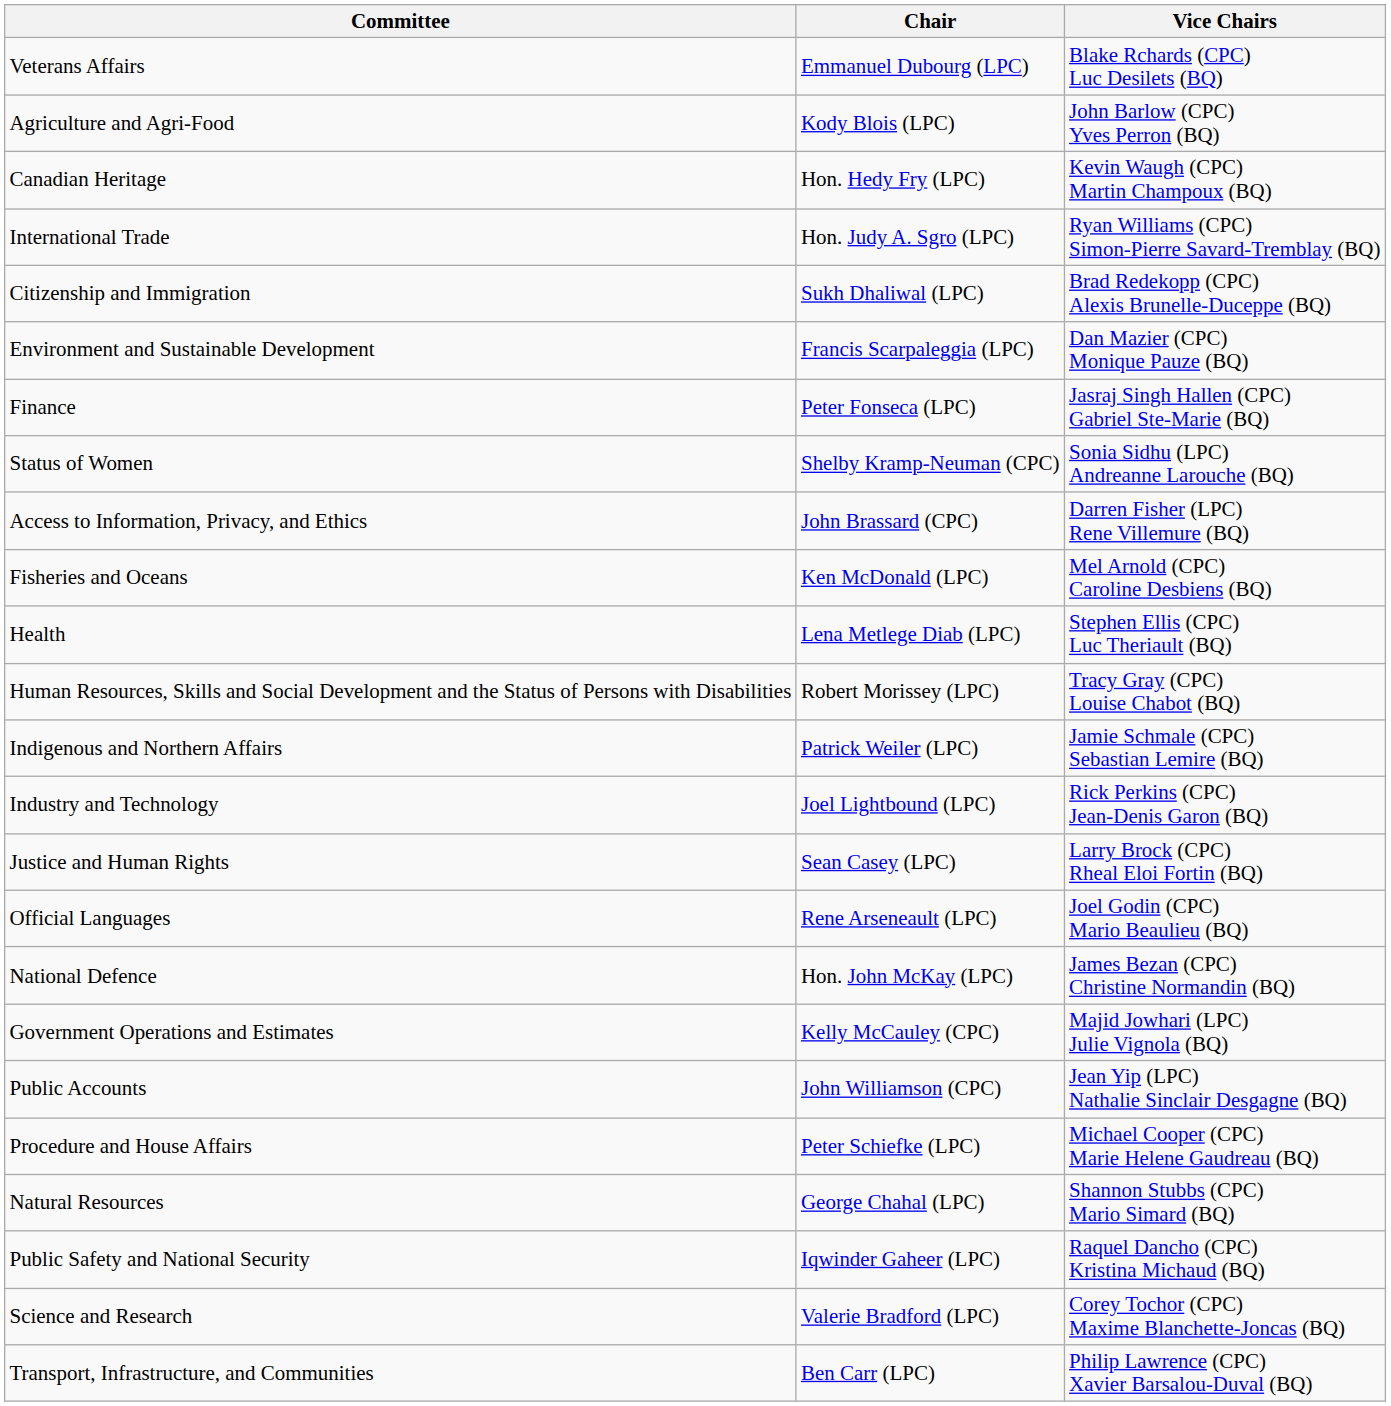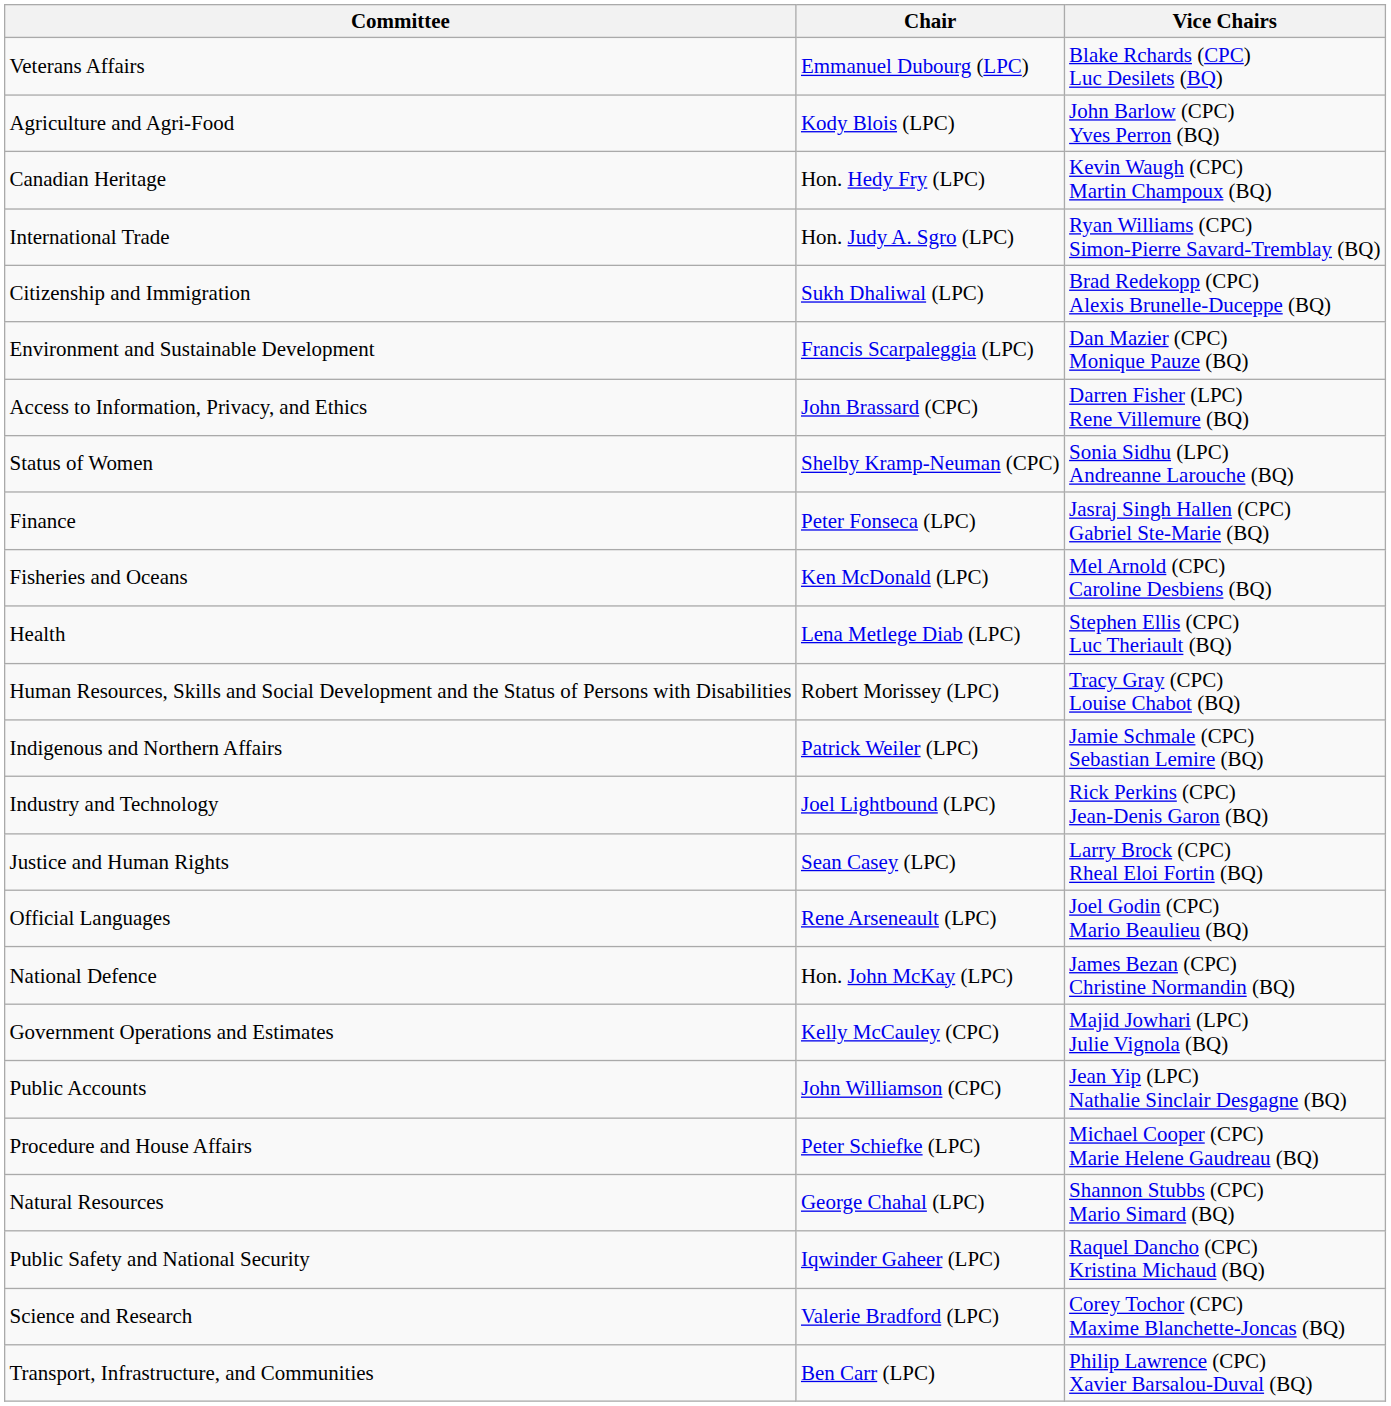rows swapped: (188, 520) <-> (43, 407)
